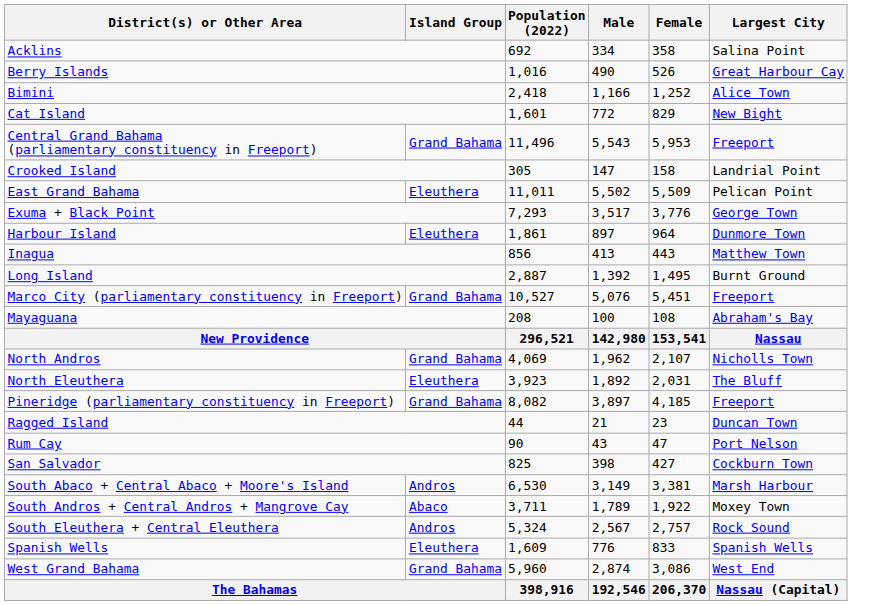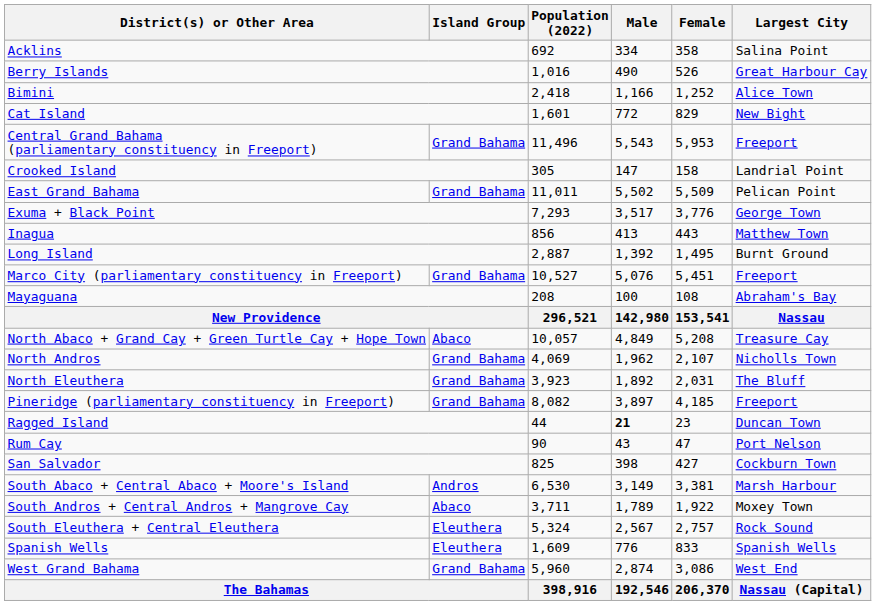(444, 192) Eleuthera -> (479, 192) Grand Bahama
- row: (62, 233)
+ row: (217, 338)
(444, 380) Eleuthera -> (479, 380) Grand Bahama
(599, 422) normal -> (623, 422) bold
(432, 527) Andros -> (467, 527) Eleuthera
